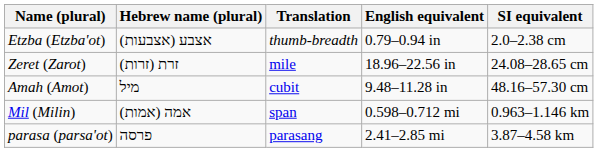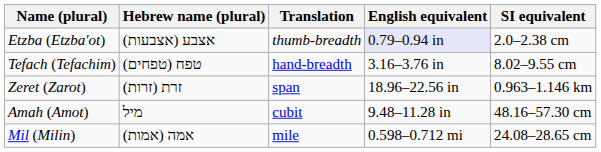(403, 40) no background -> (406, 40) lavender background
+ row: (62, 64)
(283, 64) mile -> (286, 87) span
(540, 64) 24.08–28.65 cm -> (543, 87) 0.963–1.146 km
(283, 111) span -> (286, 135) mile
(540, 111) 0.963–1.146 km -> (543, 135) 24.08–28.65 cm
- row: (60, 135)
